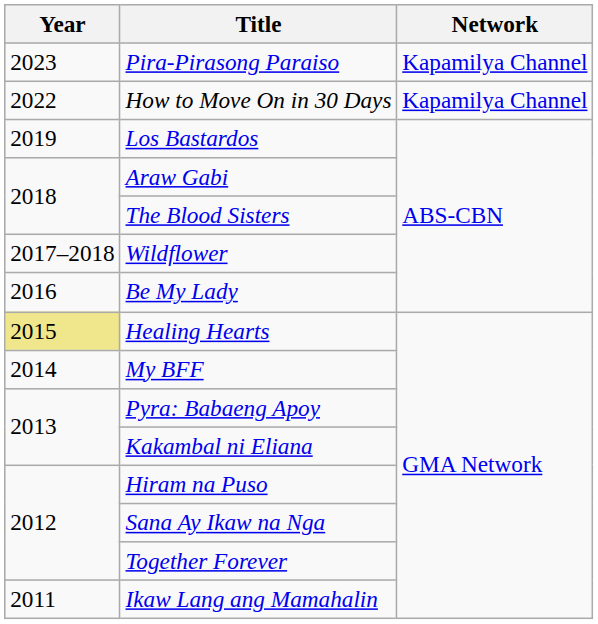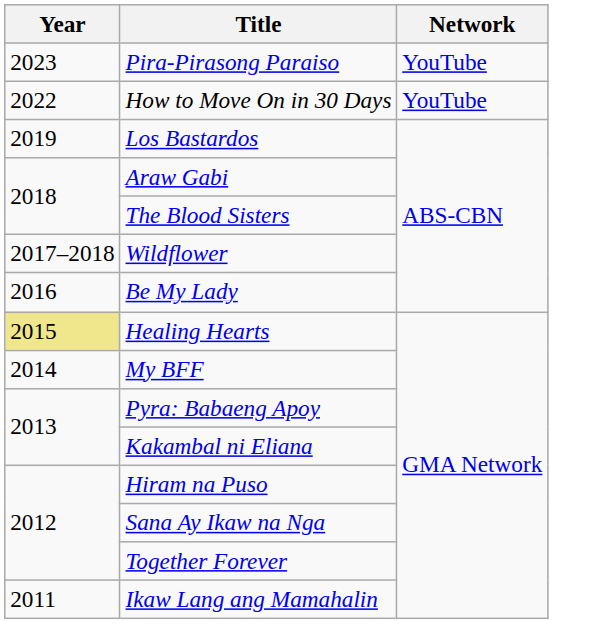(495, 62) Kapamilya Channel -> (445, 62) YouTube
(495, 100) Kapamilya Channel -> (445, 100) YouTube
